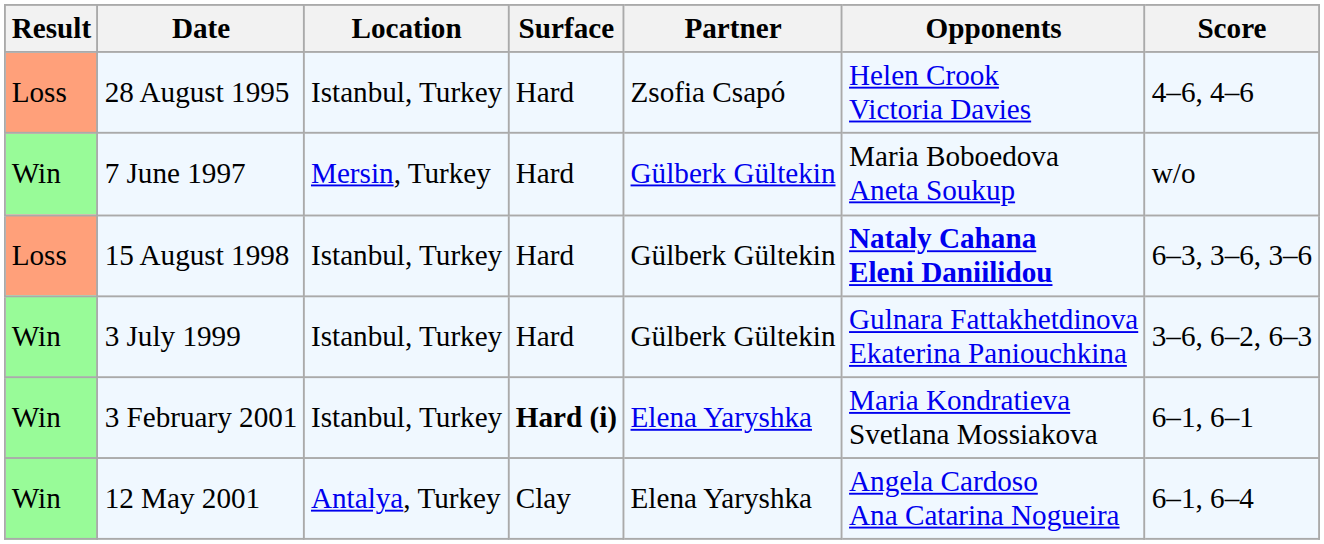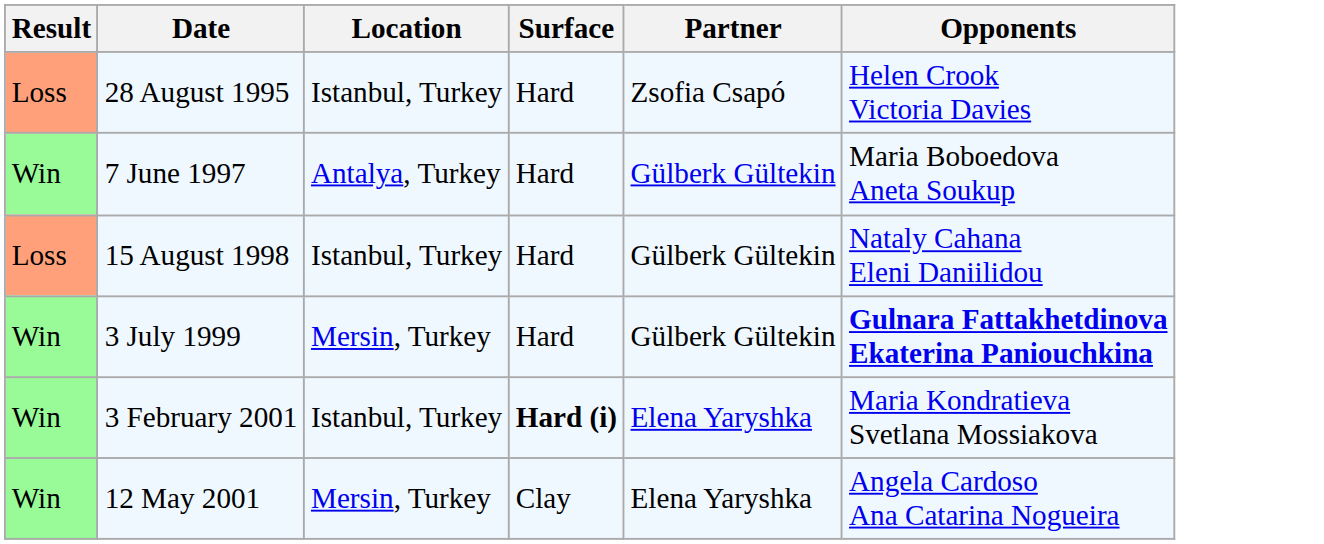- column: (1232, 27)
(401, 173) Mersin, Turkey -> (406, 173) Antalya, Turkey
(951, 254) bold -> (946, 254) normal
(407, 335) Istanbul, Turkey -> (401, 335) Mersin, Turkey
(994, 335) normal -> (1008, 335) bold
(406, 497) Antalya, Turkey -> (401, 497) Mersin, Turkey
